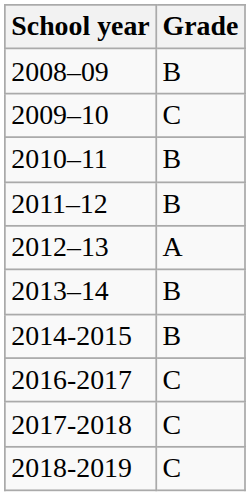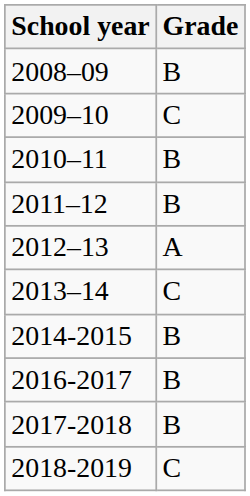(172, 291) B -> (172, 291) C
(172, 379) C -> (172, 379) B
(172, 423) C -> (172, 423) B
